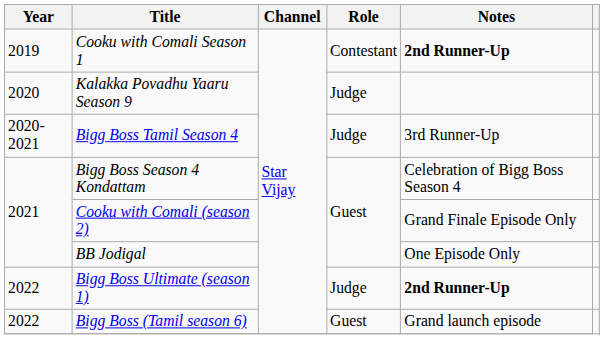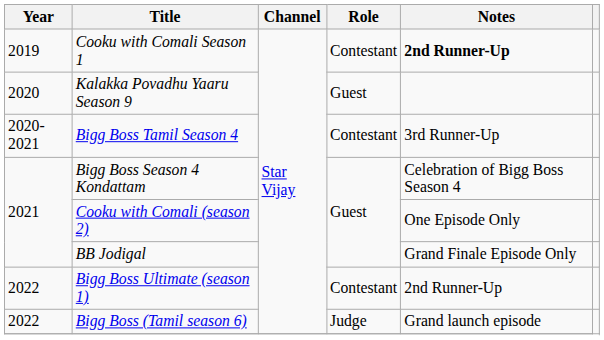(348, 93) Judge -> (348, 93) Guest
(348, 135) Judge -> (364, 135) Contestant
(490, 220) Grand Finale Episode Only -> (462, 220) One Episode Only
(462, 254) One Episode Only -> (490, 254) Grand Finale Episode Only
(348, 288) Judge -> (364, 288) Contestant
(457, 288) bold -> (453, 288) normal
(348, 321) Guest -> (348, 321) Judge
